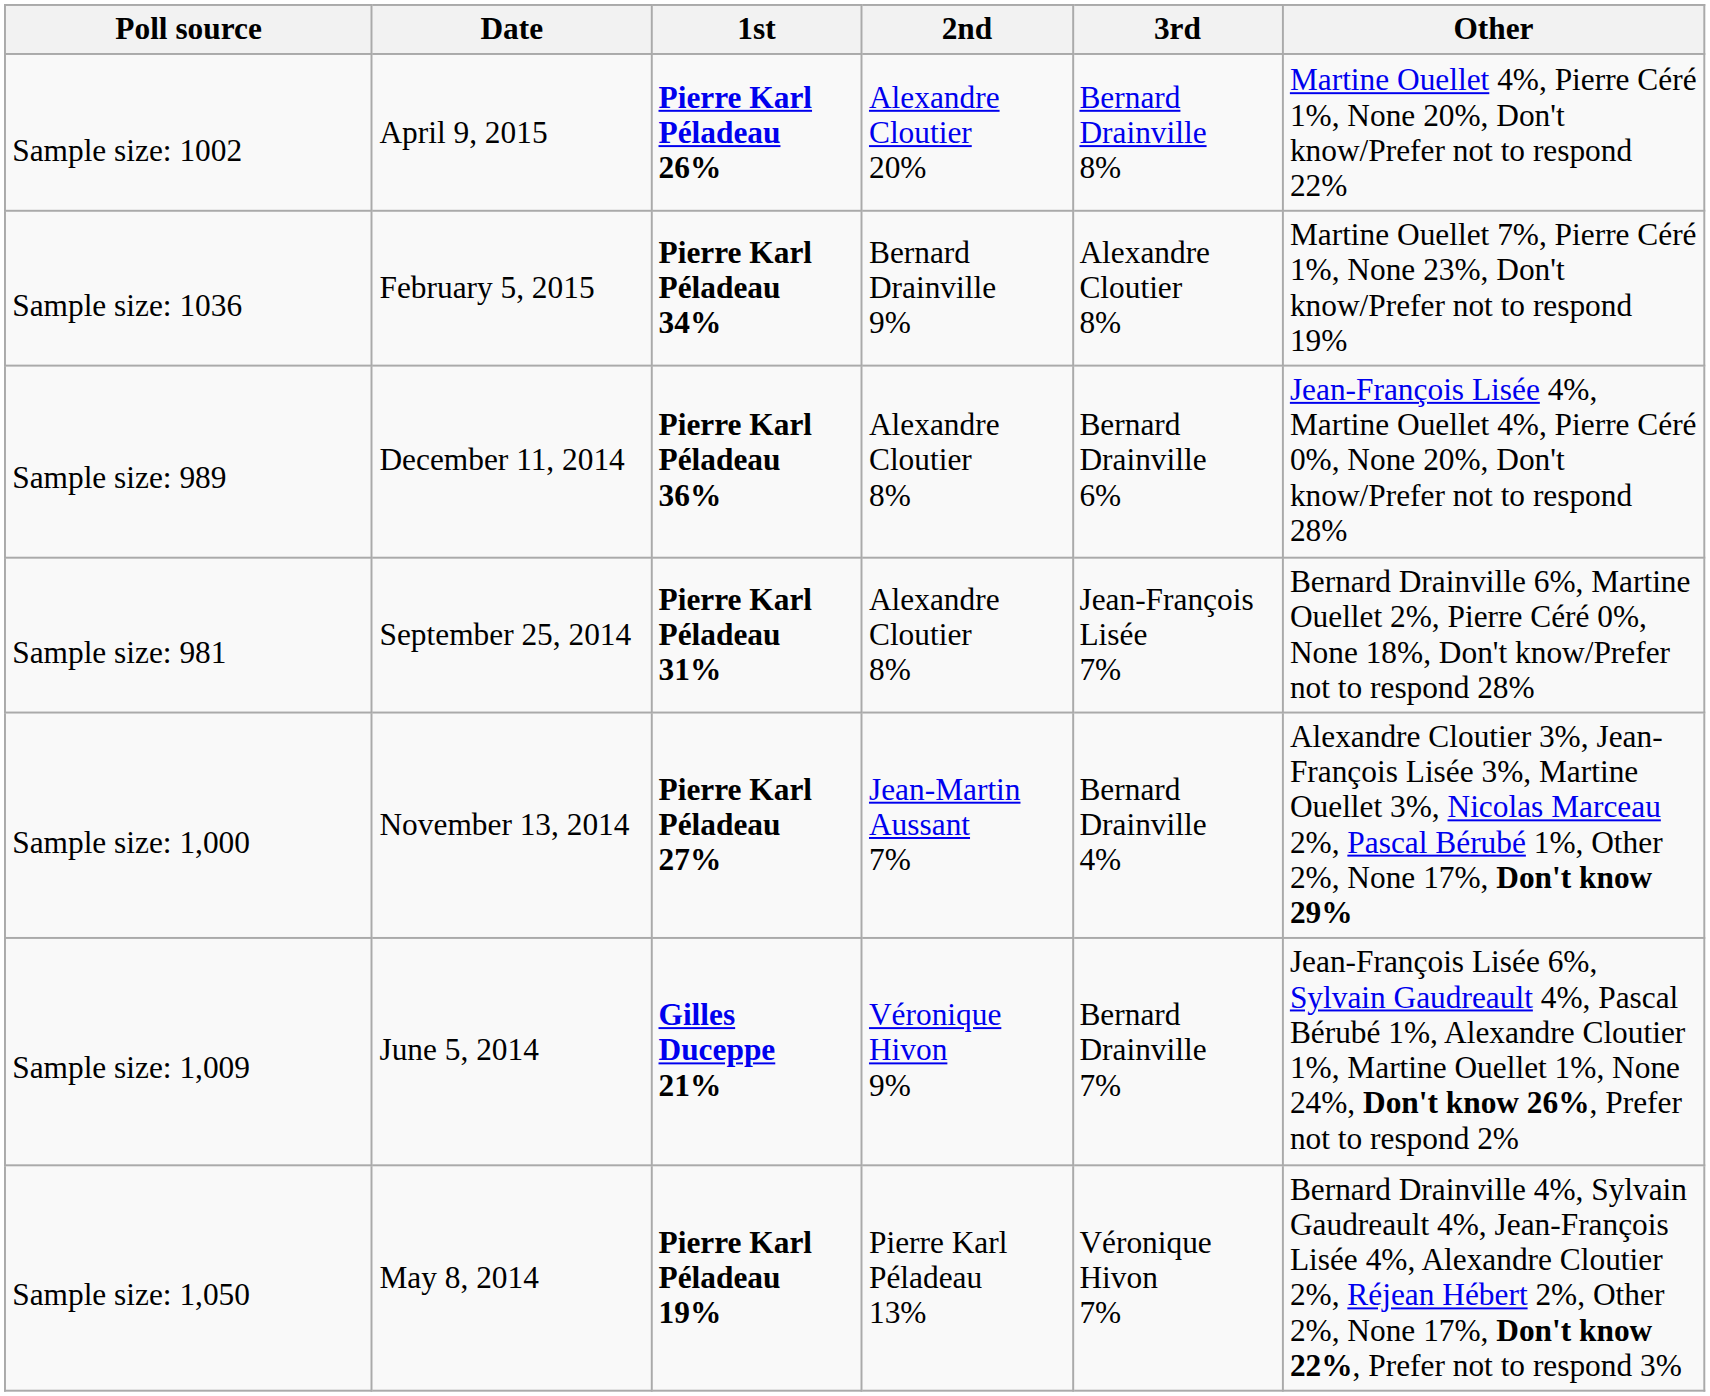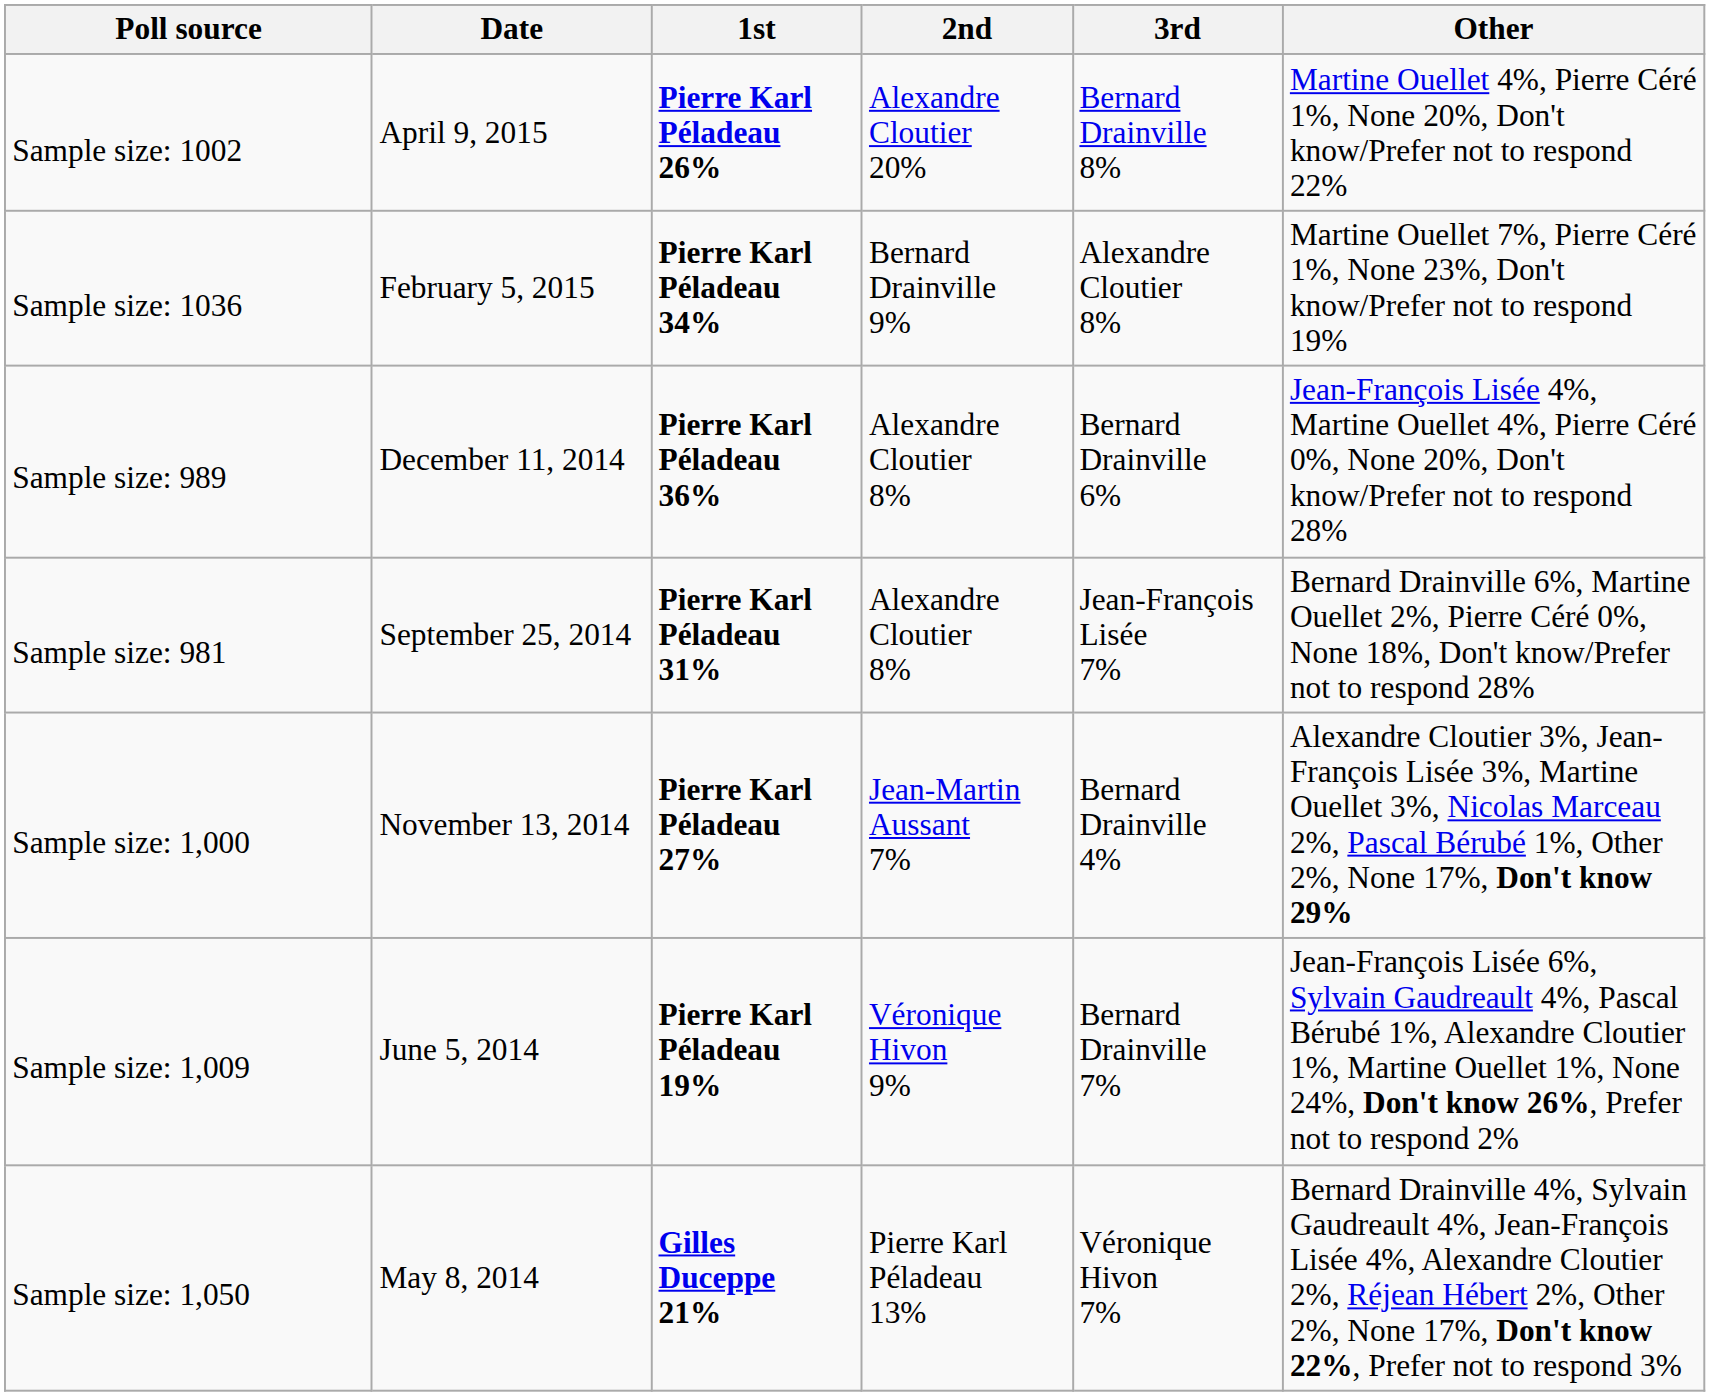(717, 1051) Gilles Duceppe 21% -> (735, 1051) Pierre Karl Péladeau 19%
(735, 1277) Pierre Karl Péladeau 19% -> (717, 1277) Gilles Duceppe 21%
